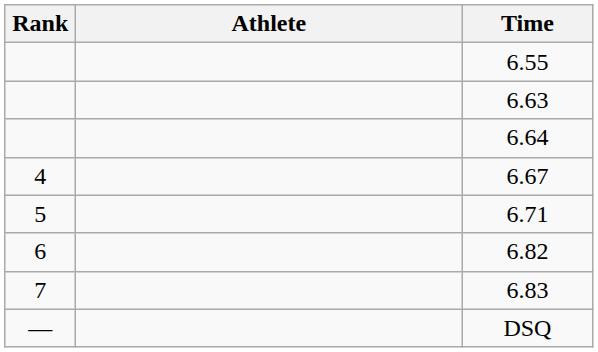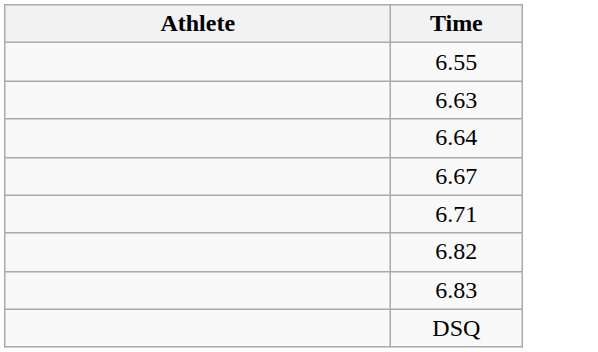- column: (40, 23)
